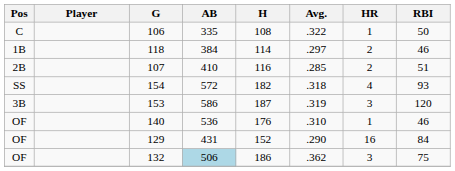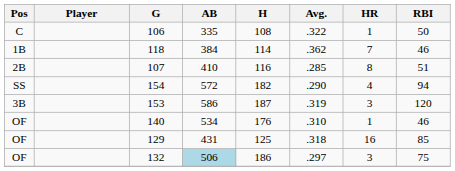(316, 49) .297 -> (316, 49) .362
(370, 49) 2 -> (370, 49) 7
(370, 67) 2 -> (370, 67) 8
(316, 85) .318 -> (316, 85) .290
(423, 85) 93 -> (423, 85) 94
(209, 121) 536 -> (209, 121) 534
(263, 139) 152 -> (263, 139) 125
(316, 139) .290 -> (316, 139) .318
(423, 139) 84 -> (423, 139) 85
(316, 157) .362 -> (316, 157) .297
